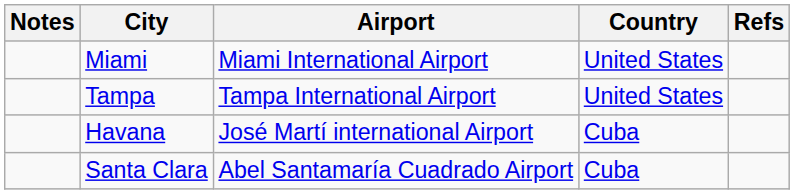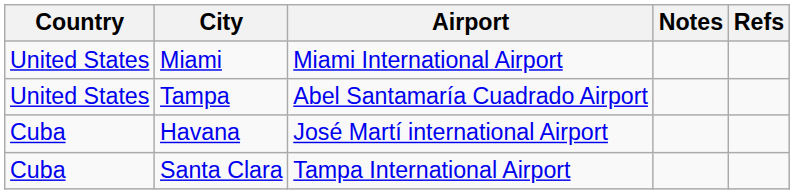columns swapped: (653, 22) <-> (42, 22)
(357, 96) Tampa International Airport -> (471, 96) Abel Santamaría Cuadrado Airport
(396, 170) Abel Santamaría Cuadrado Airport -> (432, 170) Tampa International Airport
